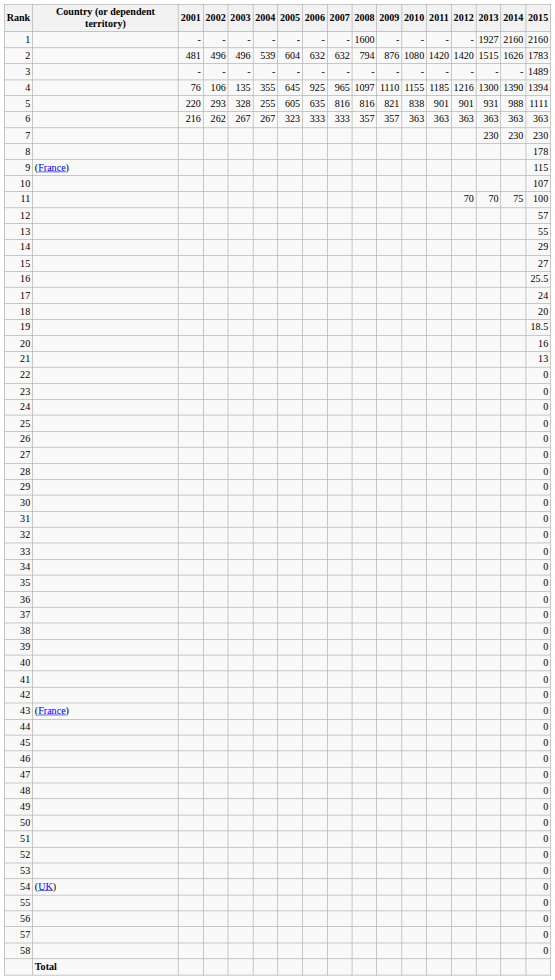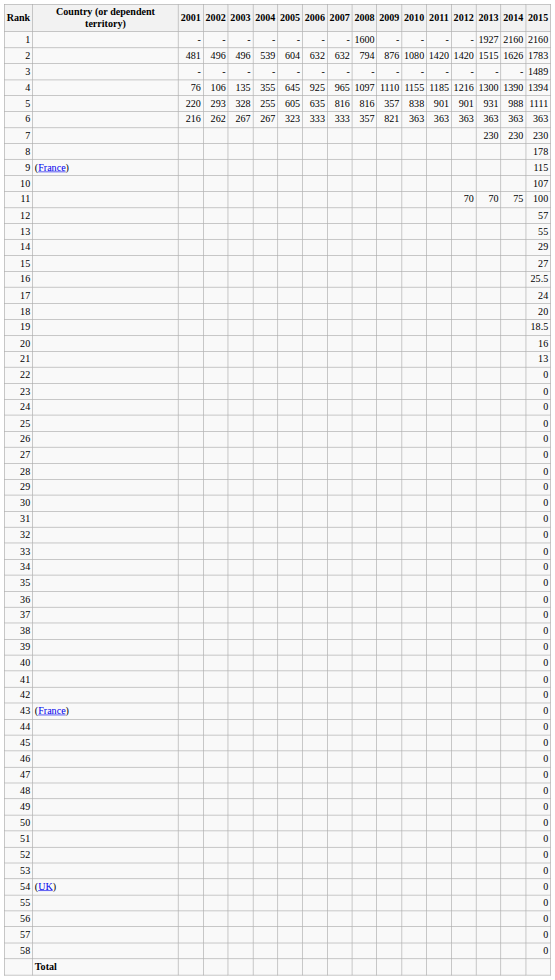(392, 103) 821 -> (392, 103) 357
(392, 119) 357 -> (392, 119) 821
